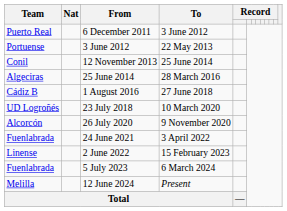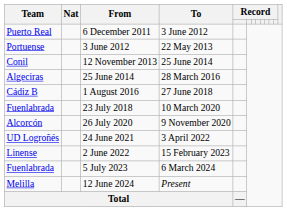(33, 107) UD Logroñés -> (30, 107) Fuenlabrada
(30, 138) Fuenlabrada -> (33, 138) UD Logroñés
